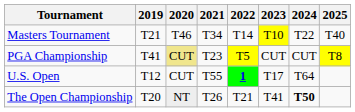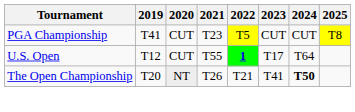- row: (58, 35)
(181, 56) khaki background -> (181, 35) no background
